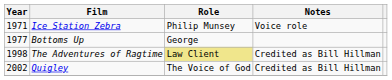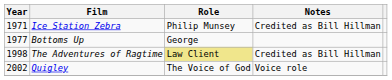(281, 26) Voice role -> (318, 26) Credited as Bill Hillman
(318, 68) Credited as Bill Hillman -> (281, 68) Voice role
